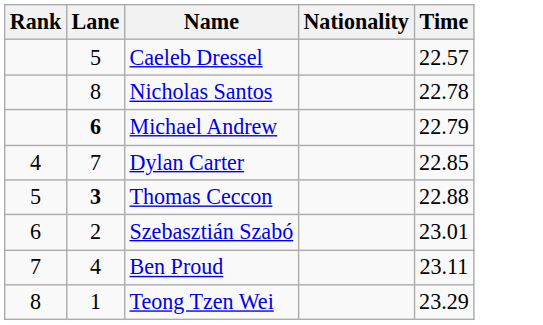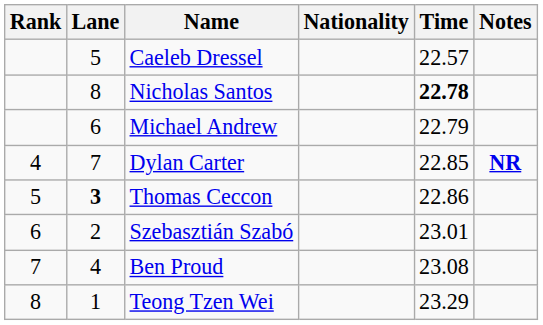+ column: (505, 22)
(444, 92) normal -> (444, 92) bold
(95, 127) bold -> (95, 127) normal
(444, 197) 22.88 -> (444, 197) 22.86
(444, 267) 23.11 -> (444, 267) 23.08
